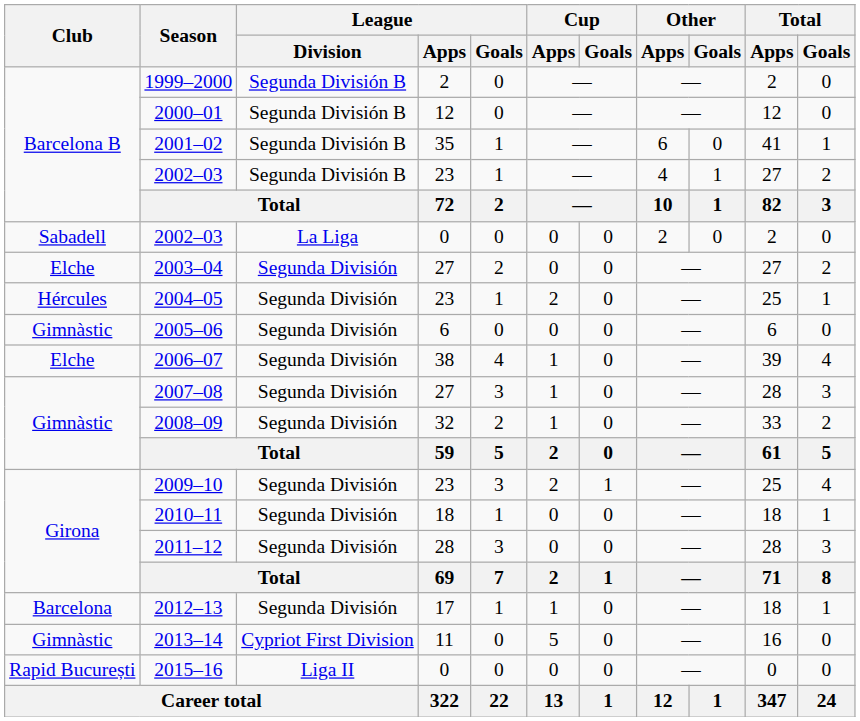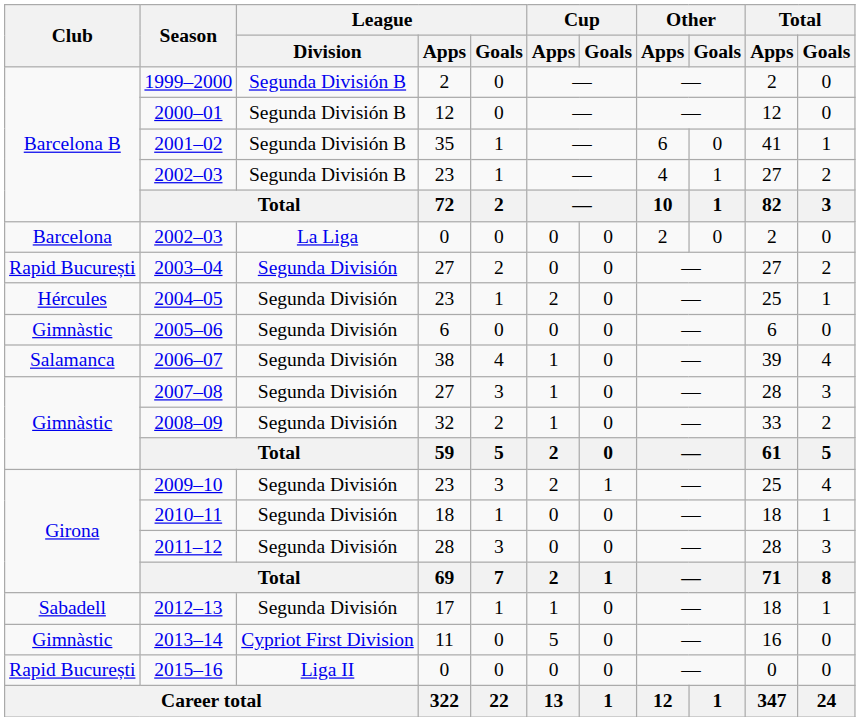(72, 236) Sabadell -> (72, 236) Barcelona
(72, 267) Elche -> (72, 267) Rapid București
(72, 360) Elche -> (72, 360) Salamanca
(72, 608) Barcelona -> (72, 608) Sabadell
